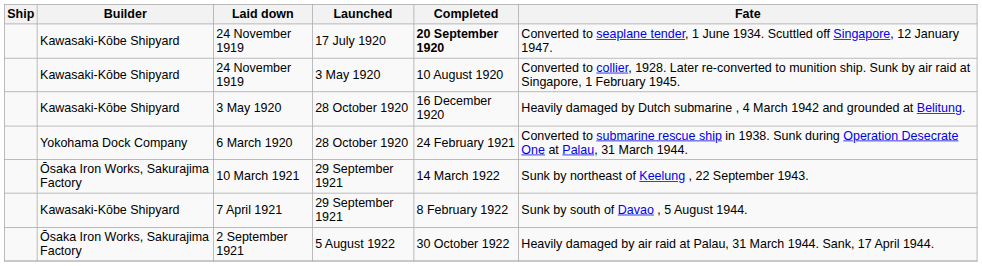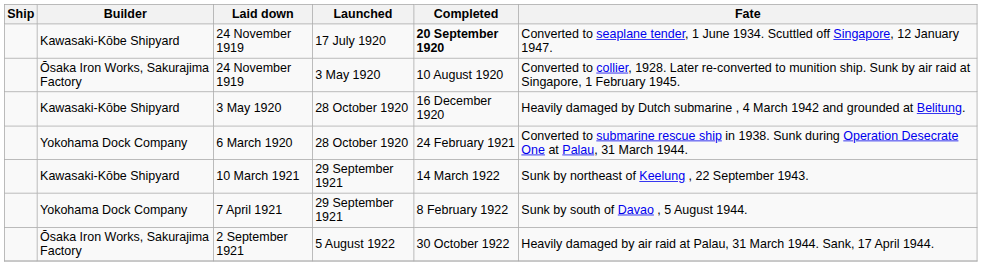(110, 75) Kawasaki-Kōbe Shipyard -> (125, 75) Ōsaka Iron Works, Sakurajima Factory
(125, 176) Ōsaka Iron Works, Sakurajima Factory -> (110, 176) Kawasaki-Kōbe Shipyard
(110, 210) Kawasaki-Kōbe Shipyard -> (114, 210) Yokohama Dock Company
